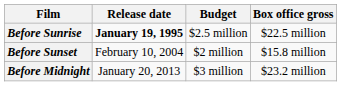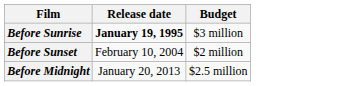- column: (293, 14)
(218, 33) $2.5 million -> (218, 33) $3 million
(218, 71) $3 million -> (218, 71) $2.5 million
